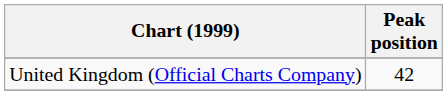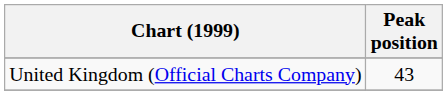(404, 74) 42 -> (404, 74) 43
